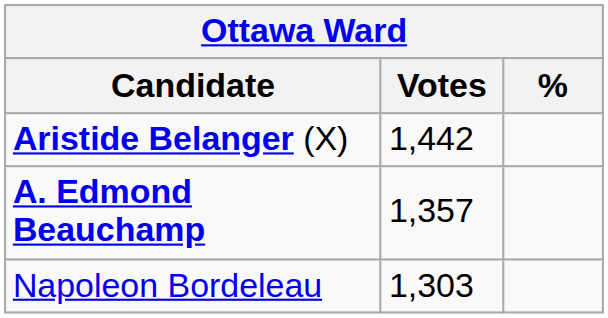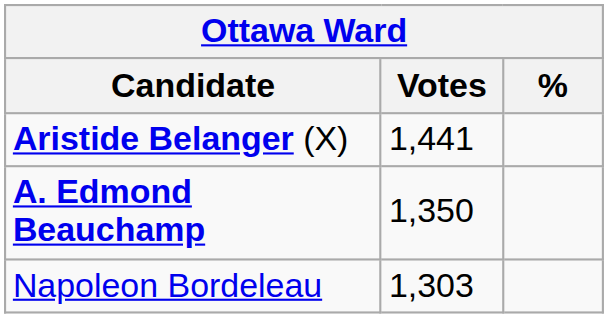(431, 138) 1,442 -> (431, 138) 1,441
(431, 211) 1,357 -> (431, 211) 1,350
